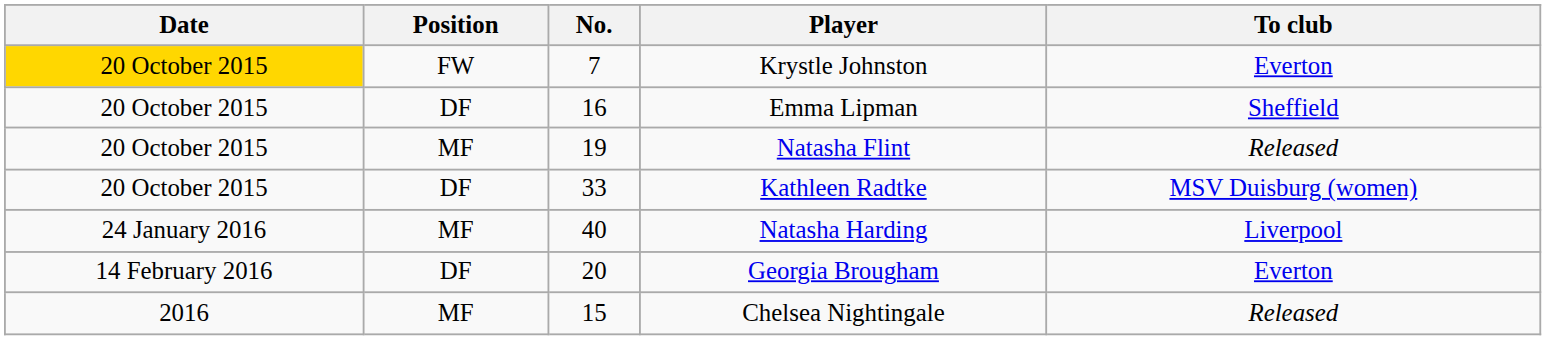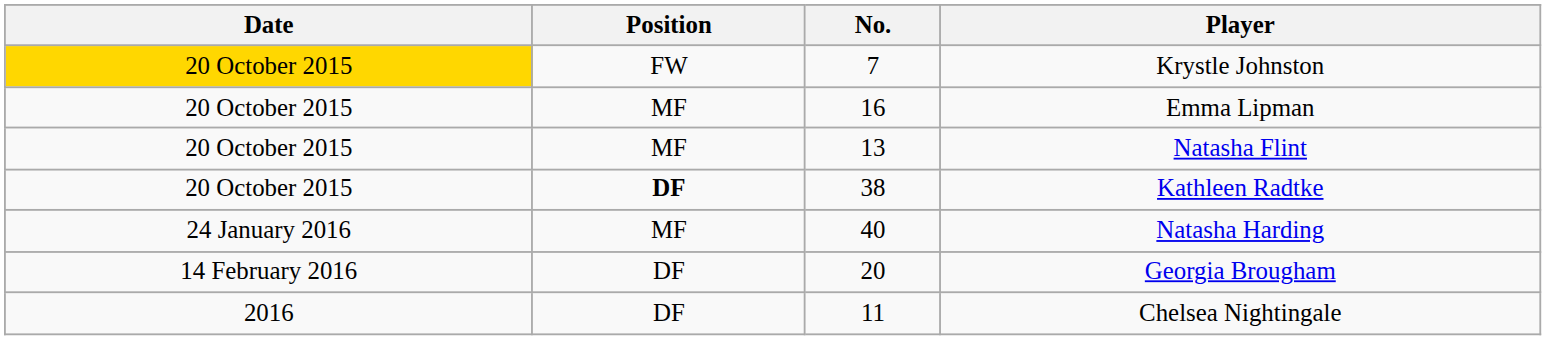- column: (1293, 24)
(456, 106) DF -> (669, 106) MF
(594, 147) 19 -> (873, 147) 13
(456, 188) normal -> (669, 188) bold
(594, 188) 33 -> (873, 188) 38
(456, 312) MF -> (669, 312) DF
(594, 312) 15 -> (873, 312) 11
